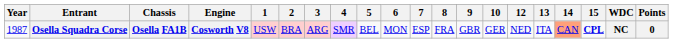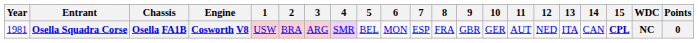+ column: (521, 12)
(17, 29) 1987 -> (17, 29) 1981
(568, 29) lightsalmon background -> (594, 29) no background
